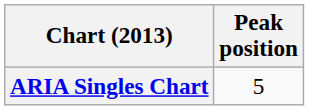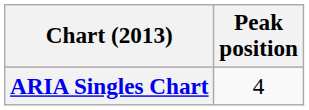(259, 85) 5 -> (259, 85) 4
